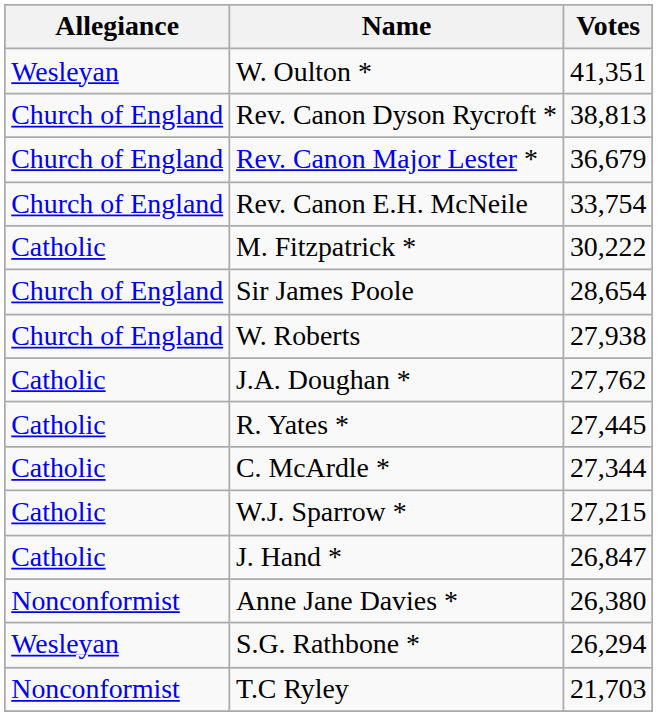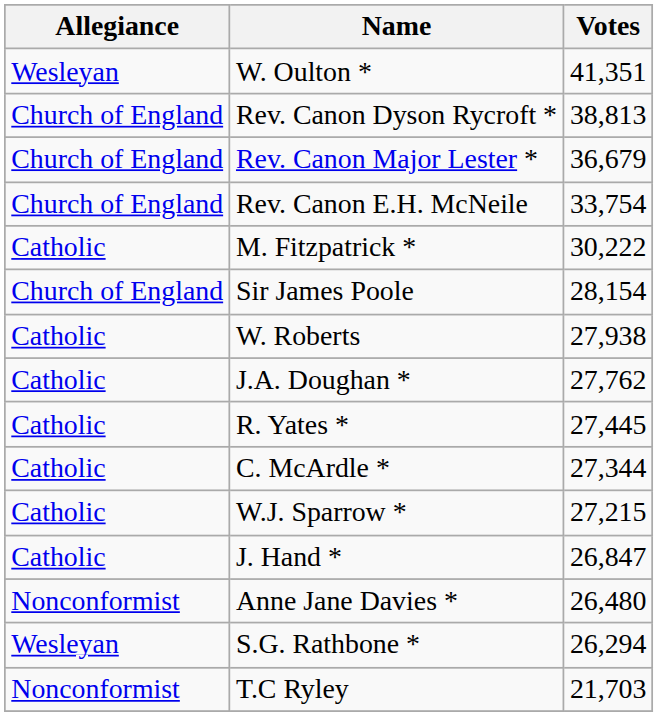(608, 291) 28,654 -> (608, 291) 28,154
(117, 335) Church of England -> (58, 335) Catholic
(608, 600) 26,380 -> (608, 600) 26,480
